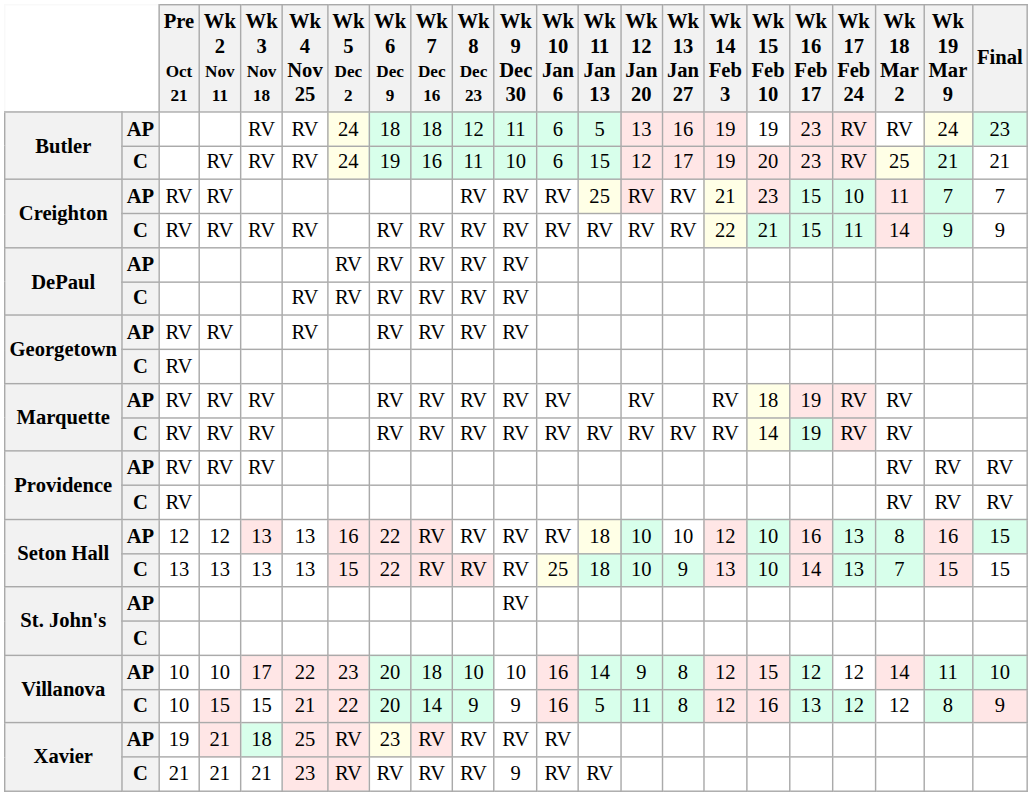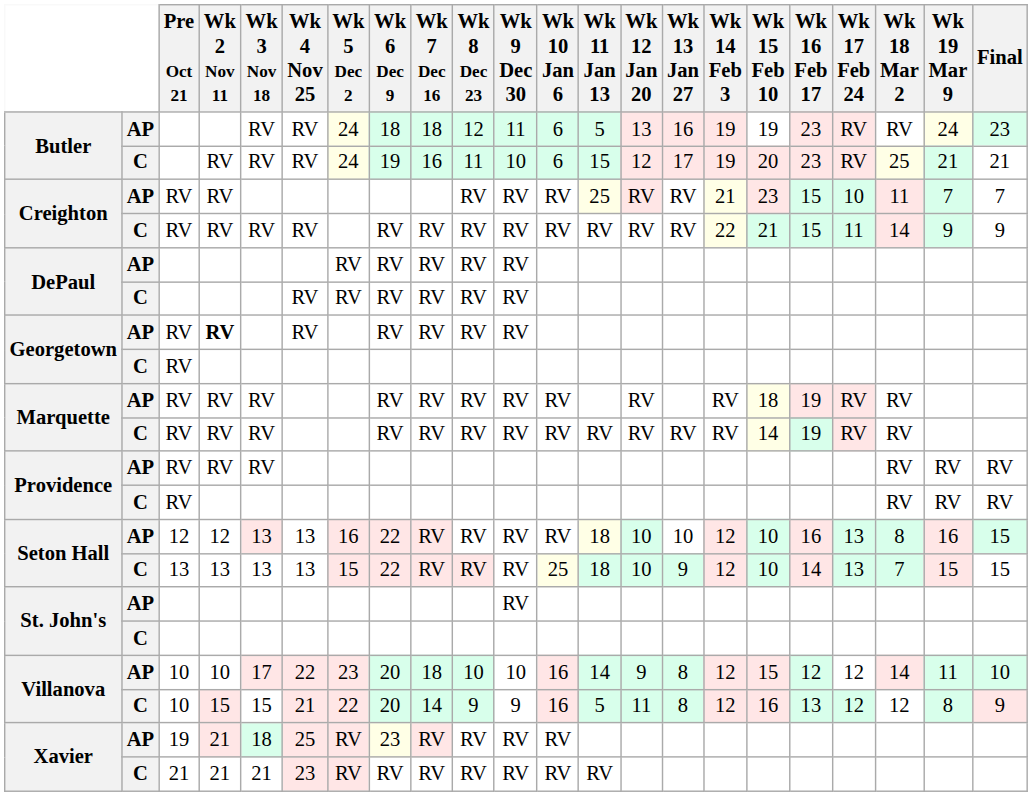(220, 332) normal -> (220, 332) bold
(725, 570) 13 -> (725, 570) 12
(516, 774) 9 -> (516, 774) RV
